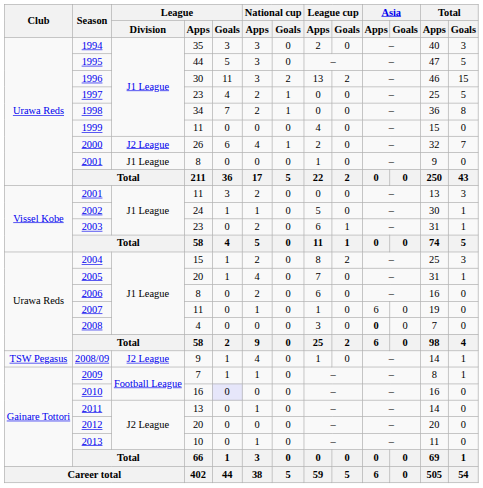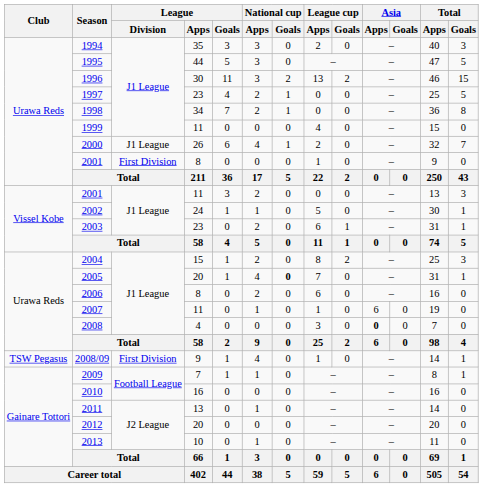(148, 144) J2 League -> (148, 144) J1 League
(148, 161) J1 League -> (148, 161) First Division
(288, 276) normal -> (288, 276) bold
(148, 359) J2 League -> (148, 359) First Division
(227, 392) lavender background -> (227, 392) no background
